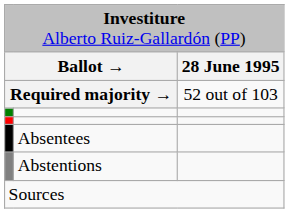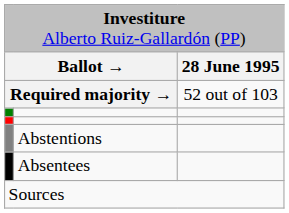rows swapped: (9, 166) <-> (9, 138)
